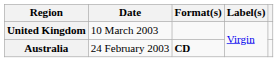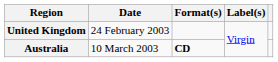(125, 30) 10 March 2003 -> (130, 30) 24 February 2003
(130, 48) 24 February 2003 -> (125, 48) 10 March 2003
